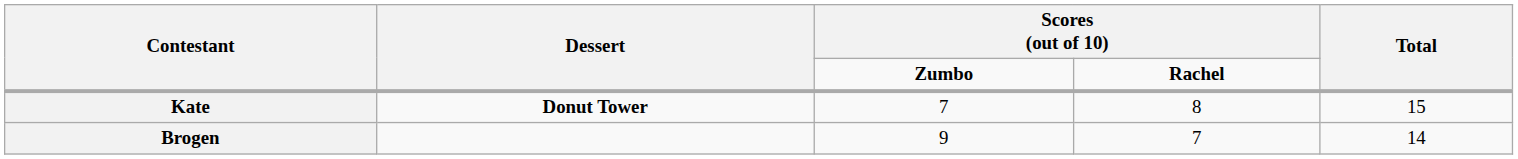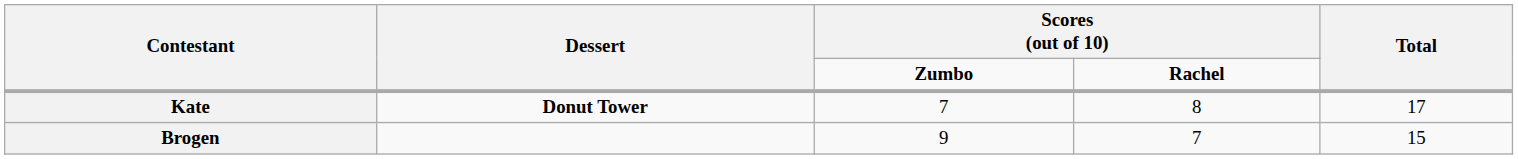(1416, 107) 15 -> (1416, 107) 17
(1416, 138) 14 -> (1416, 138) 15
